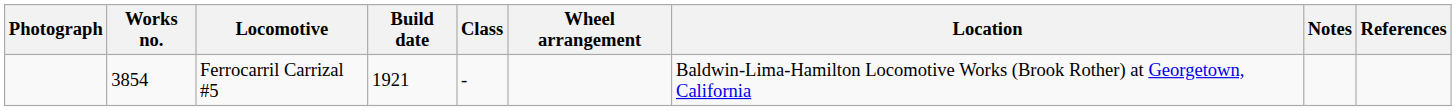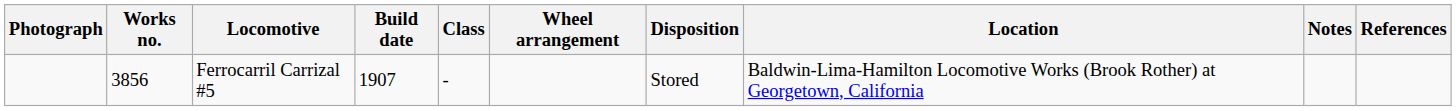+ column: (695, 29)
(130, 79) 3854 -> (130, 79) 3856
(391, 79) 1921 -> (377, 79) 1907
